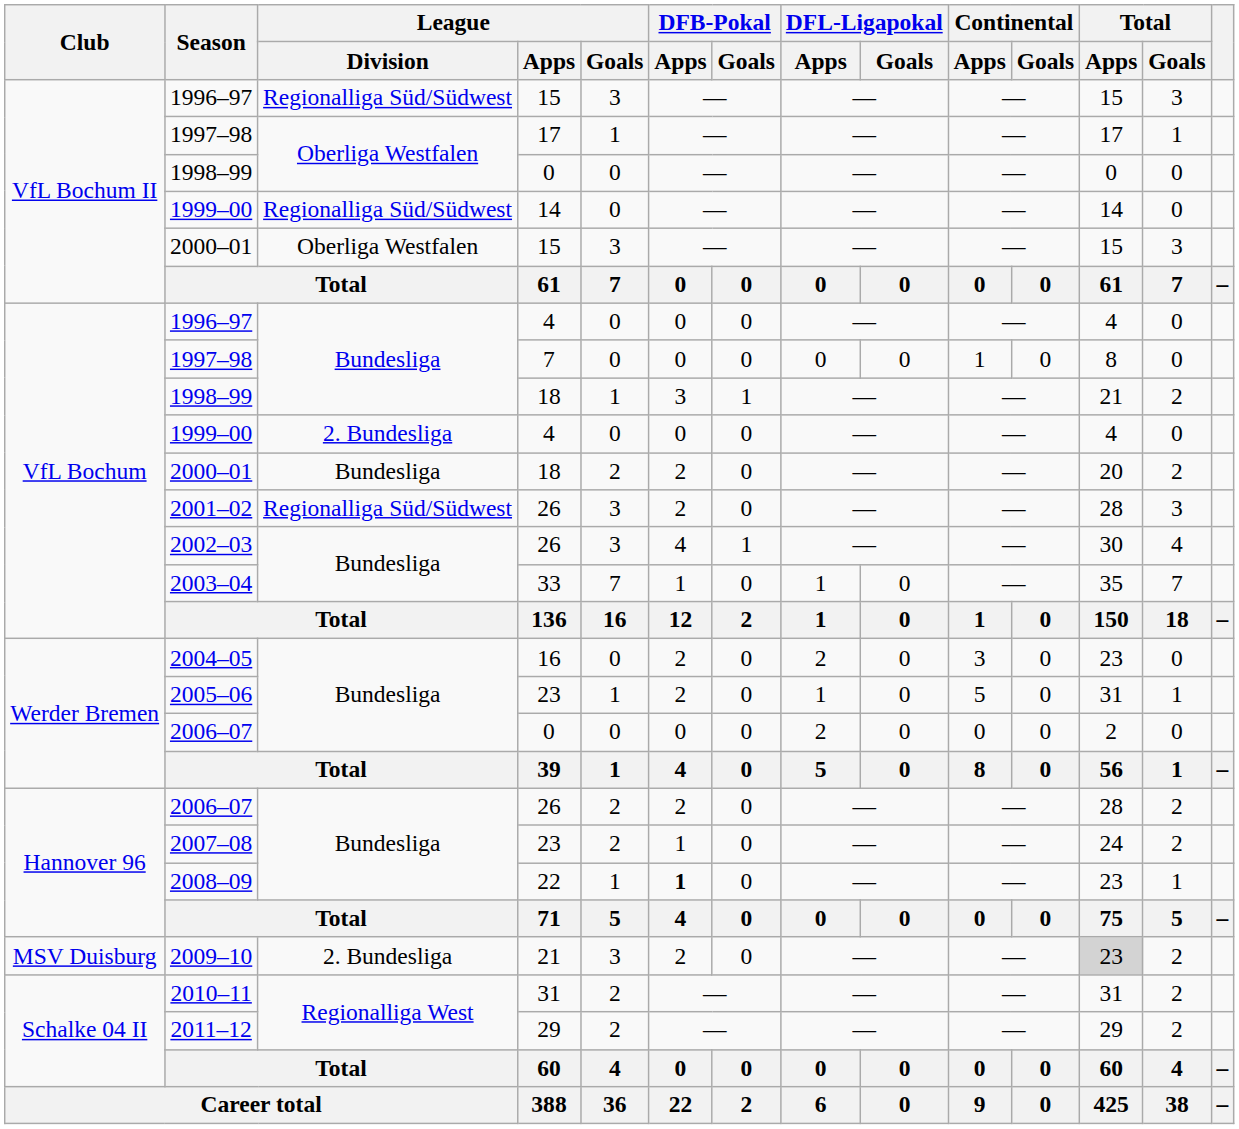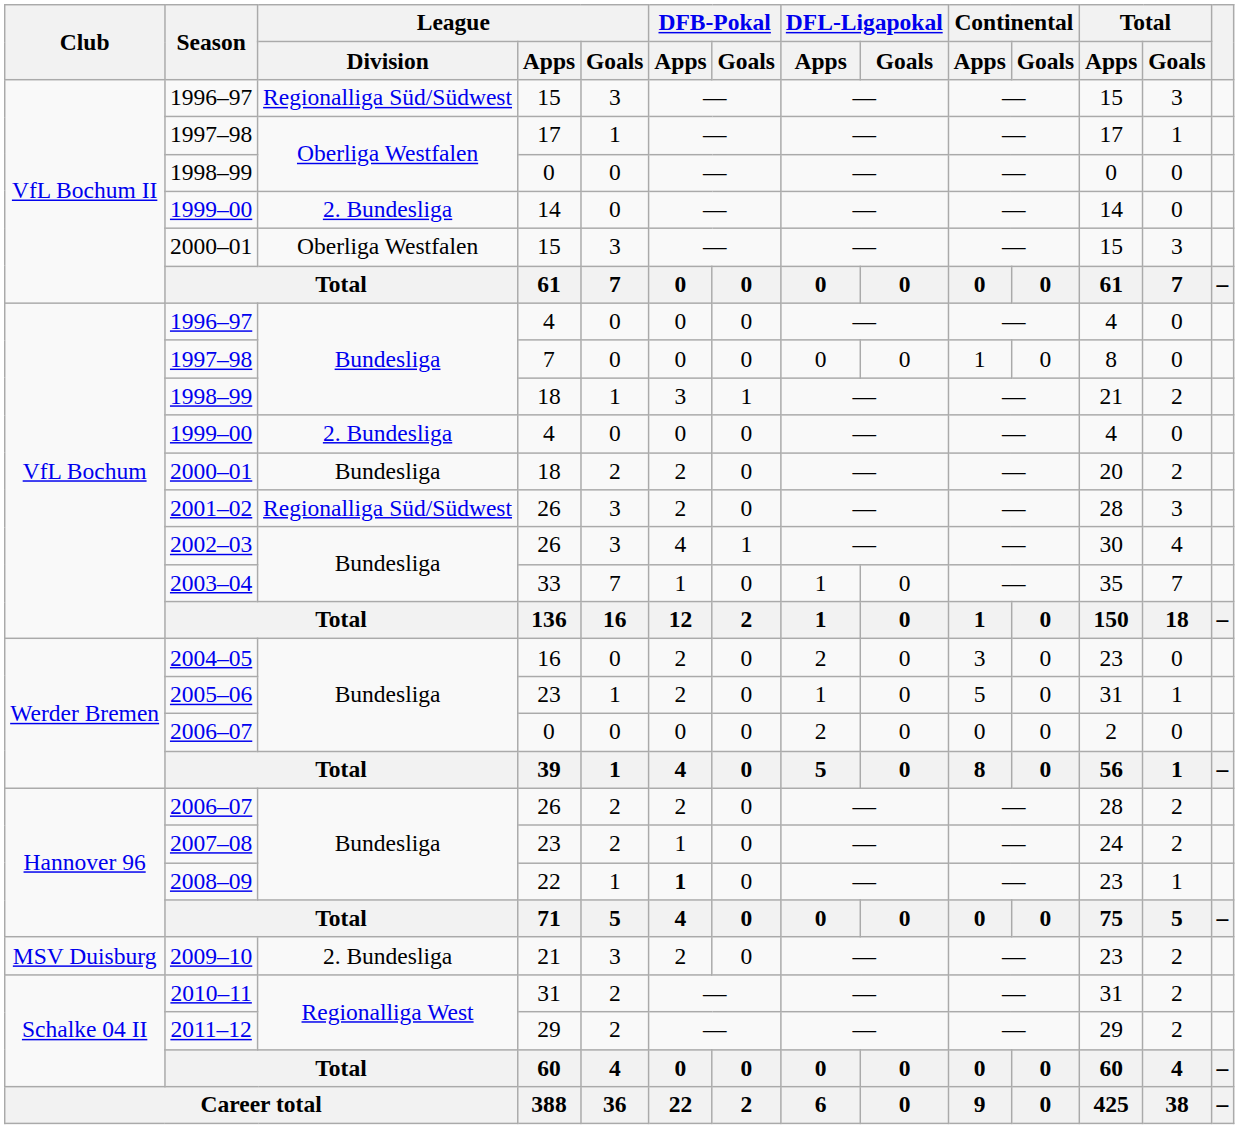(388, 209) Regionalliga Süd/Südwest -> (388, 209) 2. Bundesliga
(1111, 955) lightgrey background -> (1111, 955) no background
